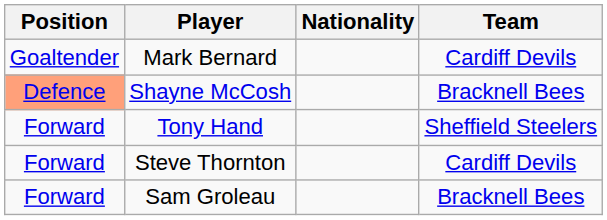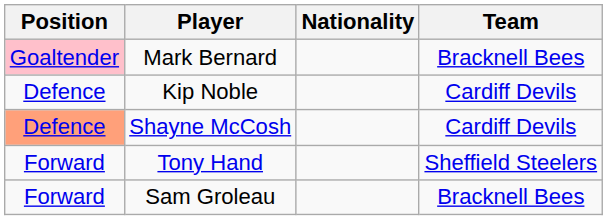(64, 57) no background -> (64, 57) pink background
(511, 57) Cardiff Devils -> (511, 57) Bracknell Bees
+ row: (210, 92)
(511, 92) Bracknell Bees -> (511, 127) Cardiff Devils
- row: (210, 162)
